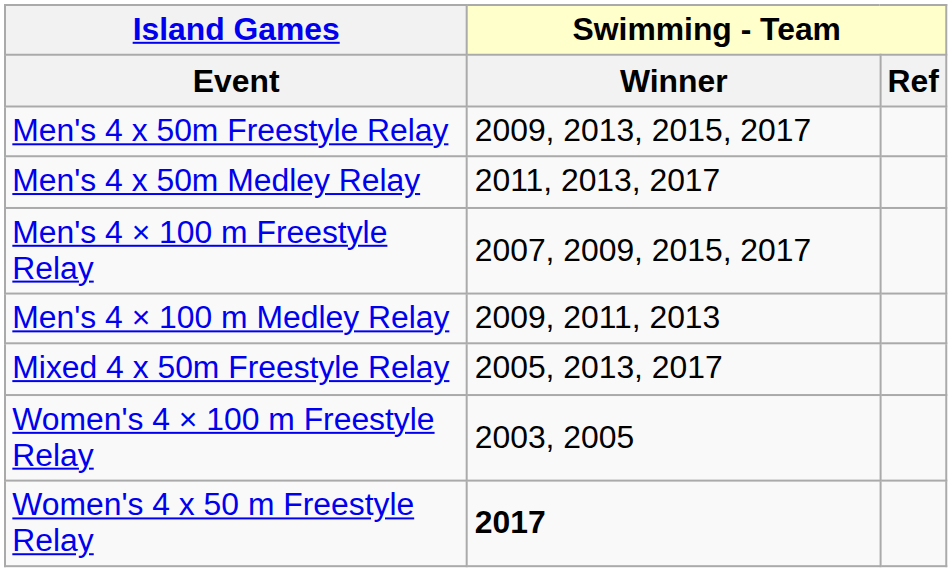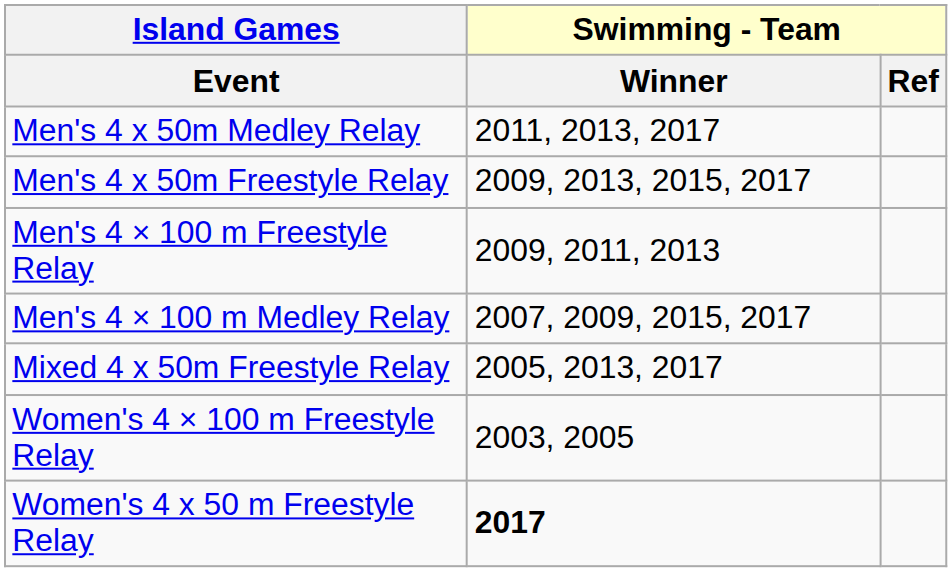rows swapped: (230, 130) <-> (216, 181)
(643, 249) 2007, 2009, 2015, 2017 -> (598, 249) 2009, 2011, 2013
(598, 318) 2009, 2011, 2013 -> (643, 318) 2007, 2009, 2015, 2017
